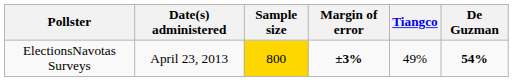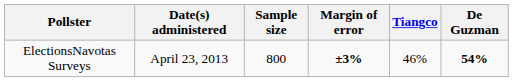(276, 58) gold background -> (276, 58) no background
(415, 58) 49% -> (415, 58) 46%
